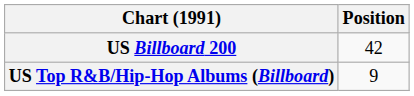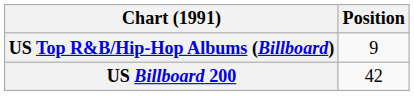rows swapped: (172, 47) <-> (172, 76)
